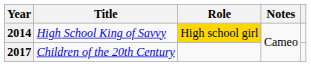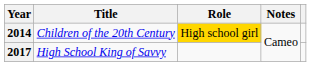(101, 33) High School King of Savvy -> (106, 33) Children of the 20th Century
(106, 52) Children of the 20th Century -> (101, 52) High School King of Savvy
